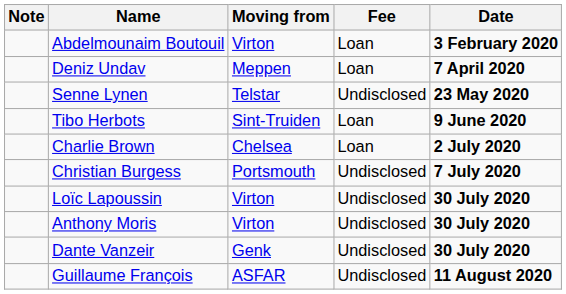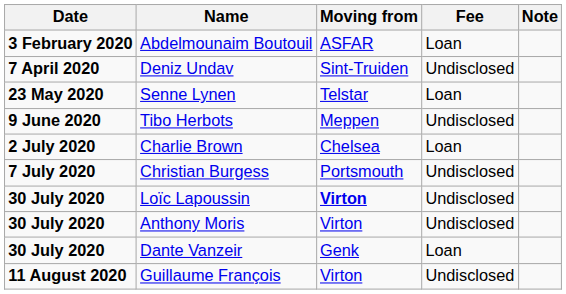columns swapped: (496, 17) <-> (26, 17)
(253, 43) Virton -> (347, 43) ASFAR
(261, 69) Meppen -> (364, 69) Sint-Truiden
(356, 69) Loan -> (470, 69) Undisclosed
(382, 95) Undisclosed -> (444, 95) Loan
(276, 120) Sint-Truiden -> (349, 120) Meppen
(356, 120) Loan -> (470, 120) Undisclosed
(253, 198) normal -> (343, 198) bold
(382, 250) Undisclosed -> (444, 250) Loan
(259, 276) ASFAR -> (341, 276) Virton
